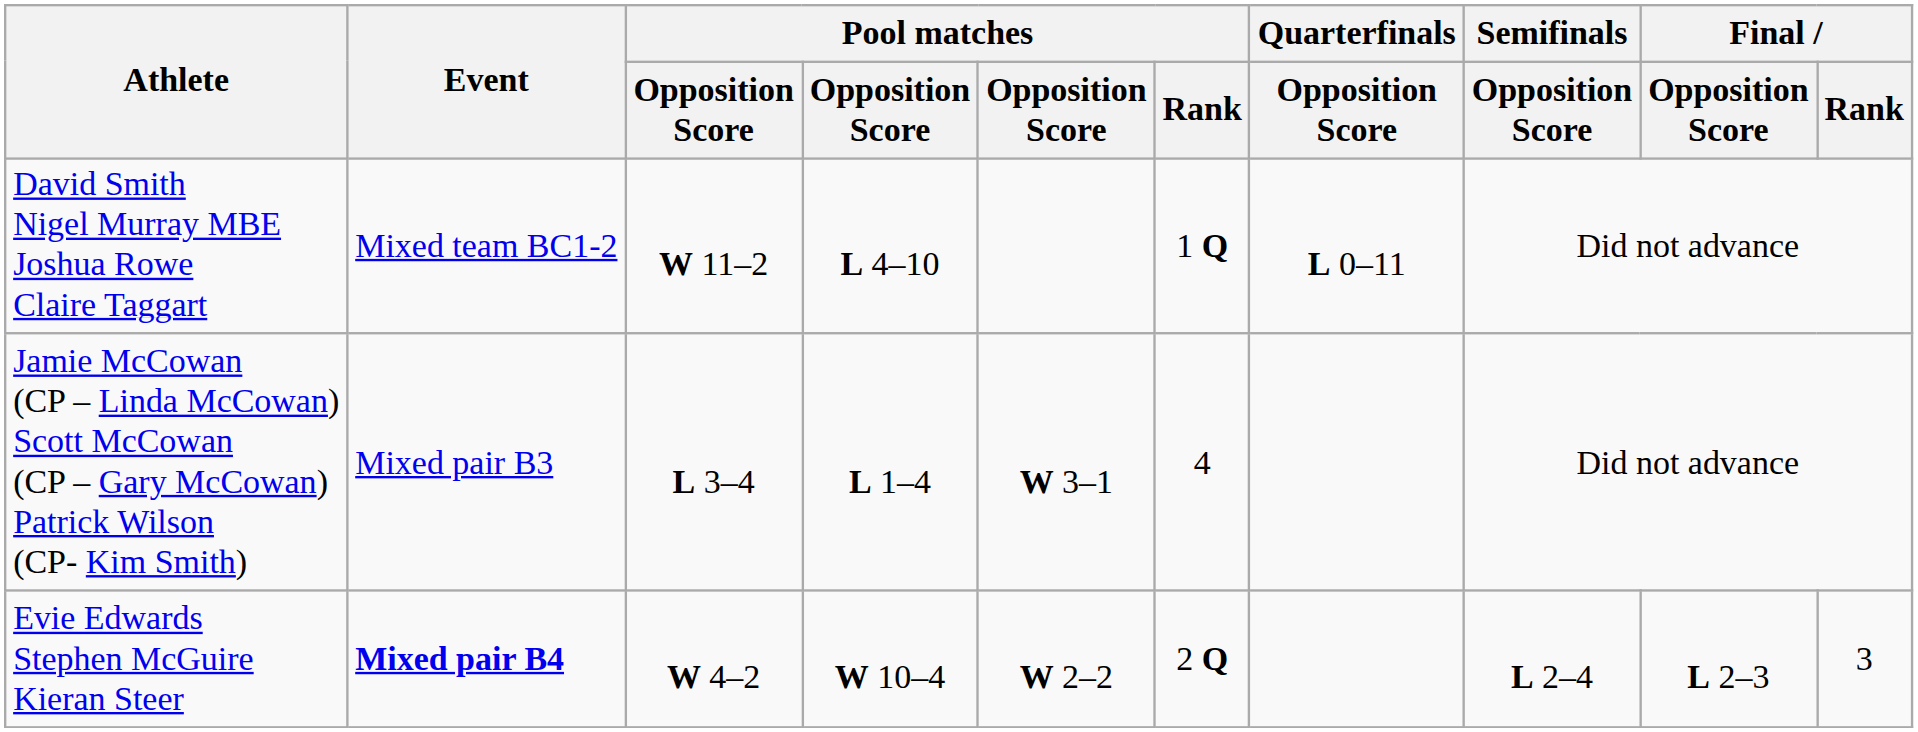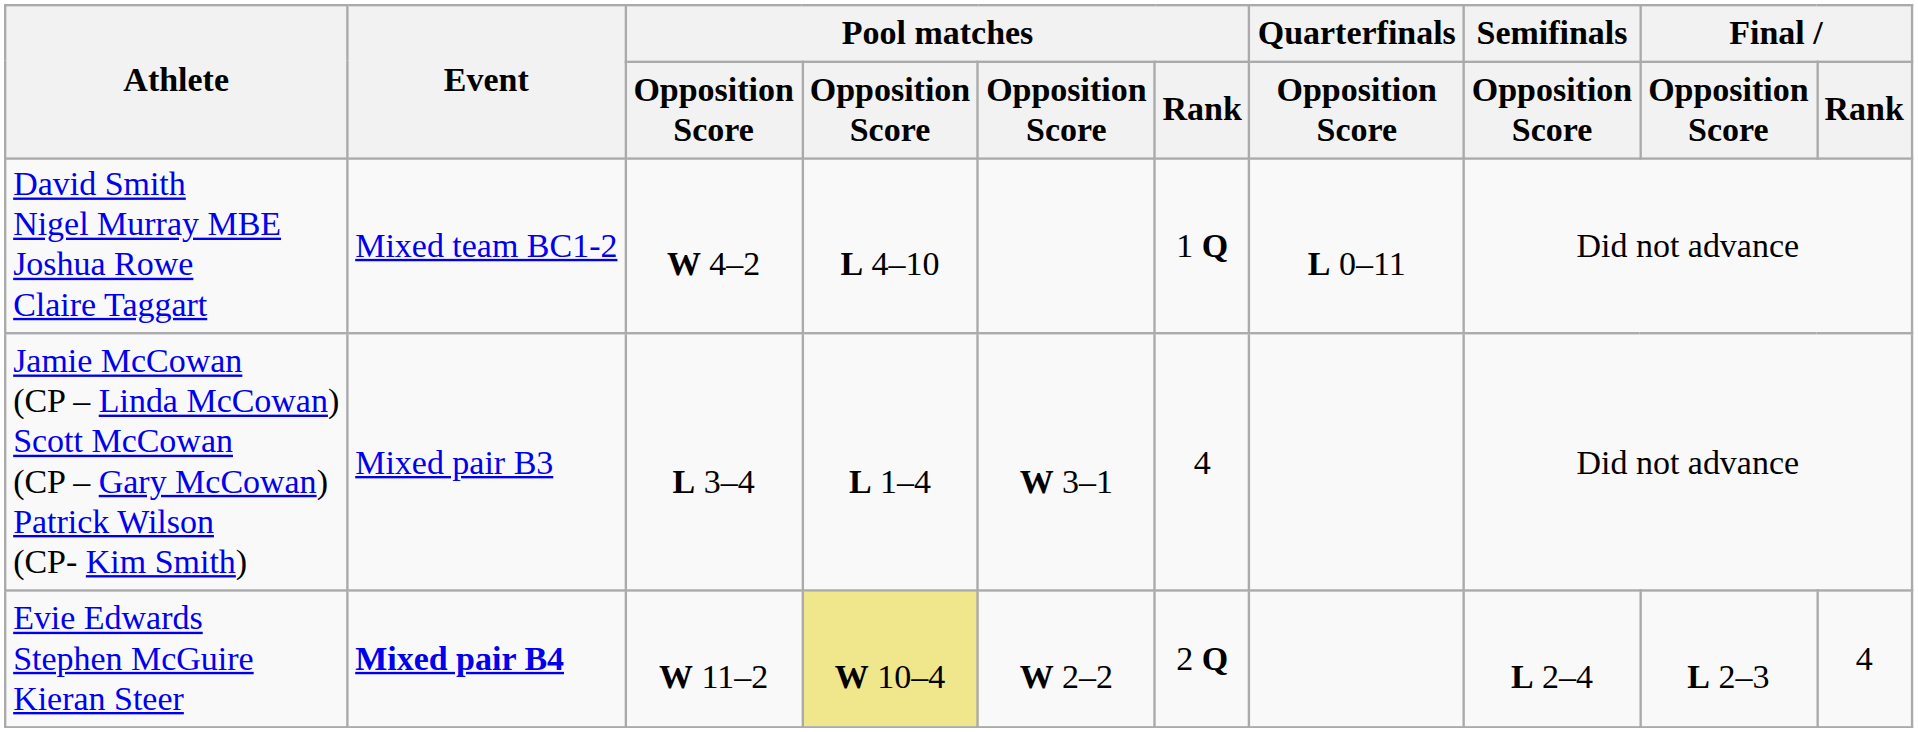(714, 265) W 11–2 -> (714, 265) W 4–2
(714, 678) W 4–2 -> (714, 678) W 11–2
(890, 678) no background -> (890, 678) khaki background
(1864, 658) 3 -> (1864, 658) 4
